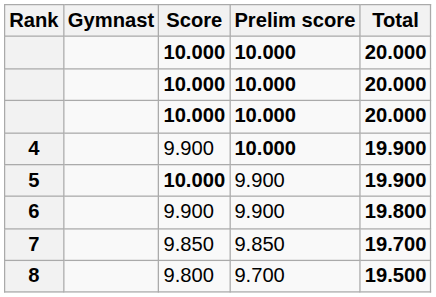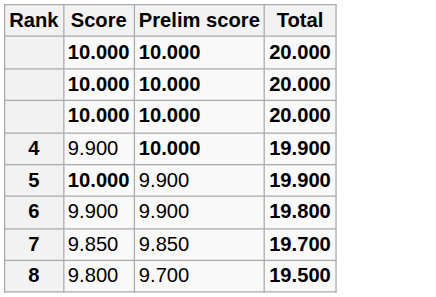- column: (111, 20)
